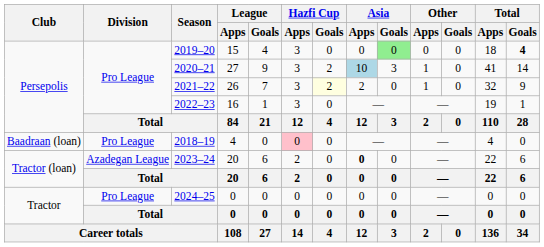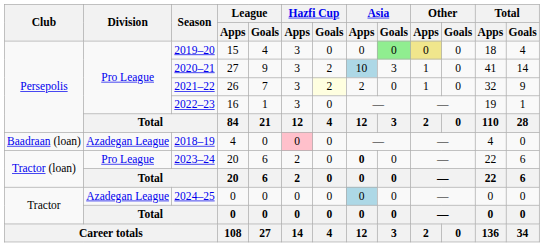(426, 50) no background -> (426, 50) khaki background
(523, 50) bold -> (523, 50) normal
(128, 141) Pro League -> (128, 141) Azadegan League
(128, 159) Azadegan League -> (128, 159) Pro League
(128, 196) Pro League -> (128, 196) Azadegan League
(362, 196) no background -> (362, 196) lightblue background
